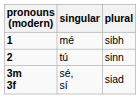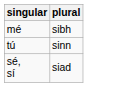- column: (31, 18)
